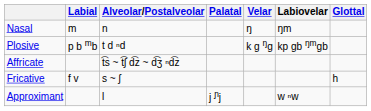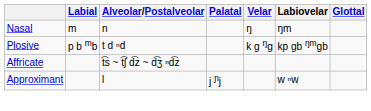- row: (26, 79)
